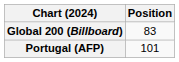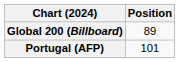(150, 31) 83 -> (150, 31) 89
